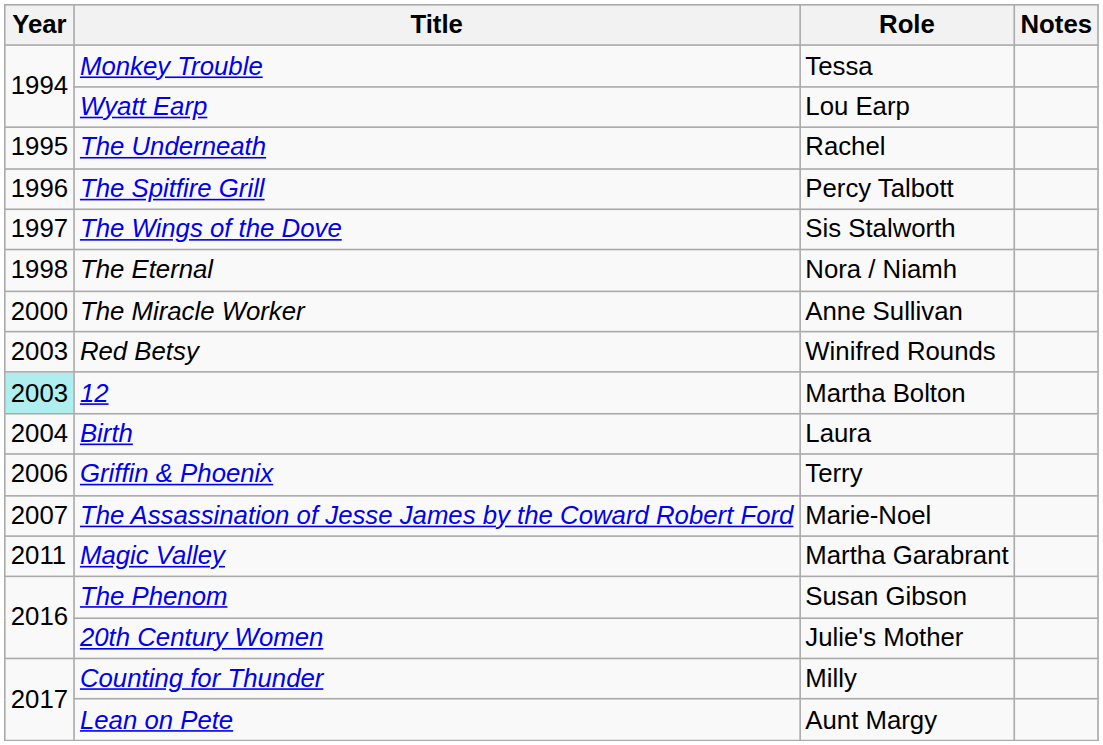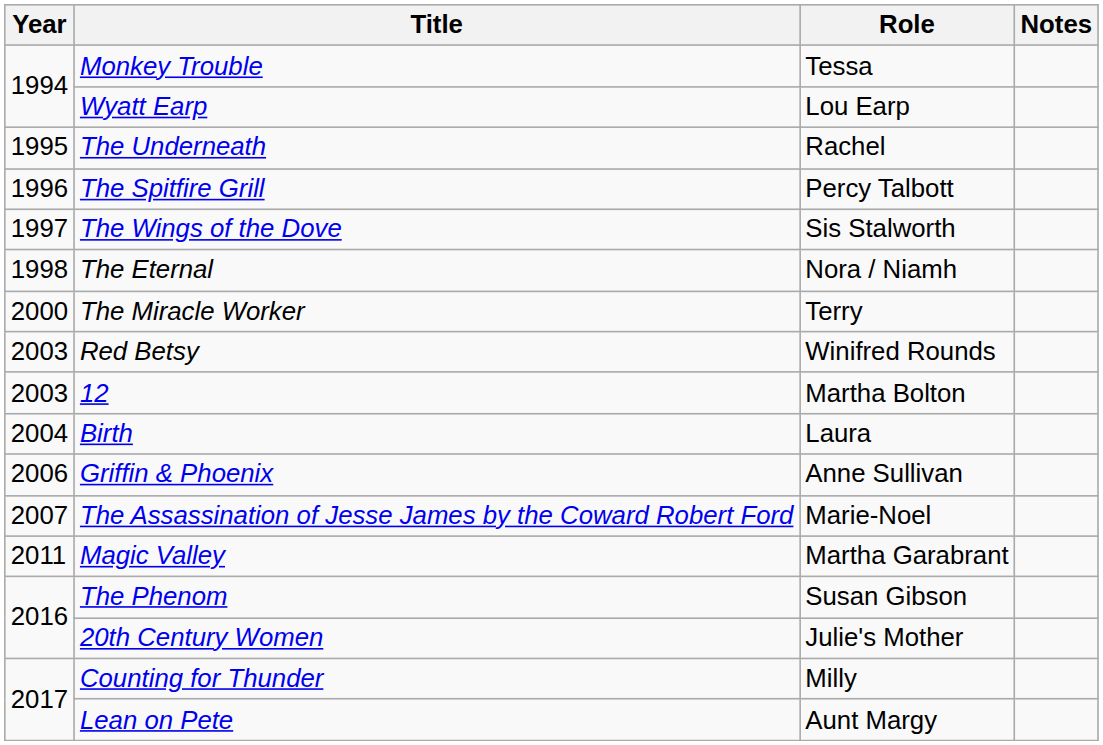(884, 310) Anne Sullivan -> (834, 310) Terry
(39, 392) paleturquoise background -> (39, 392) no background
(834, 474) Terry -> (884, 474) Anne Sullivan
